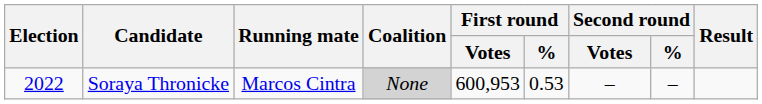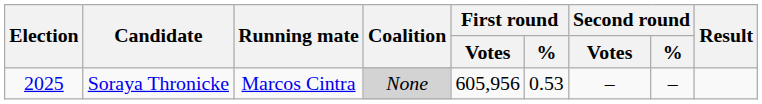(44, 83) 2022 -> (44, 83) 2025
(488, 83) 600,953 -> (488, 83) 605,956
